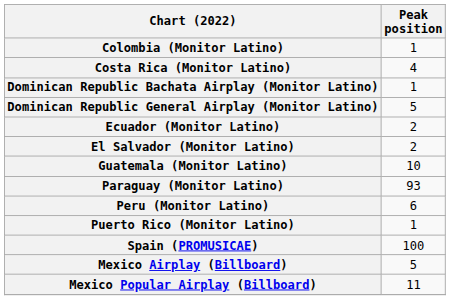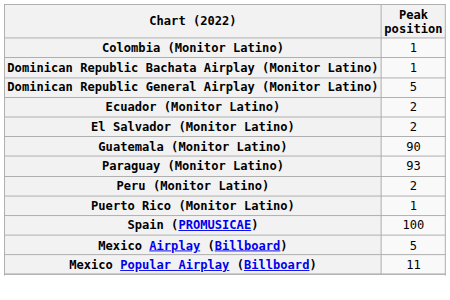- row: (193, 68)
(413, 166) 10 -> (413, 146) 90
(413, 206) 6 -> (413, 186) 2
